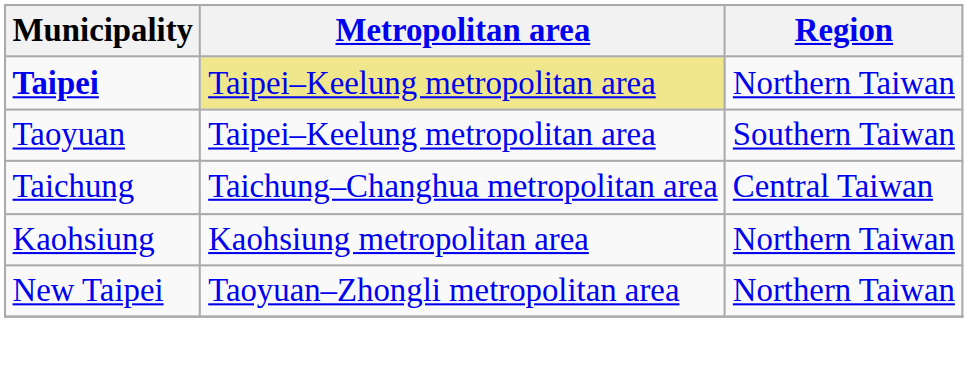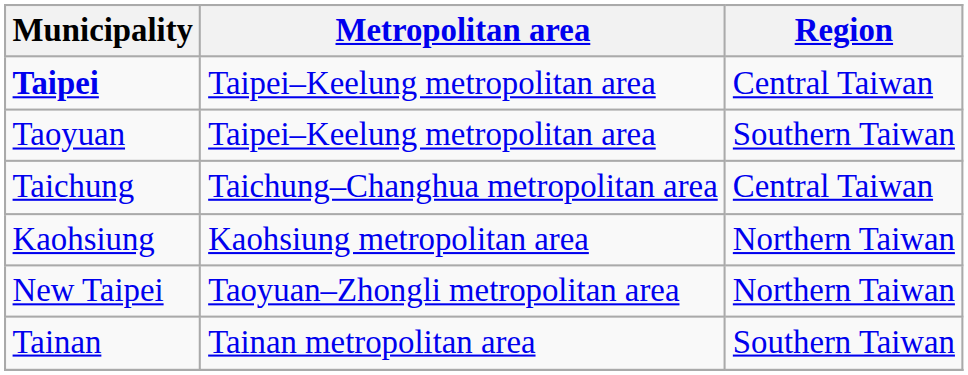(432, 82) khaki background -> (432, 82) no background
(844, 82) Northern Taiwan -> (833, 82) Central Taiwan
+ row: (57, 342)
